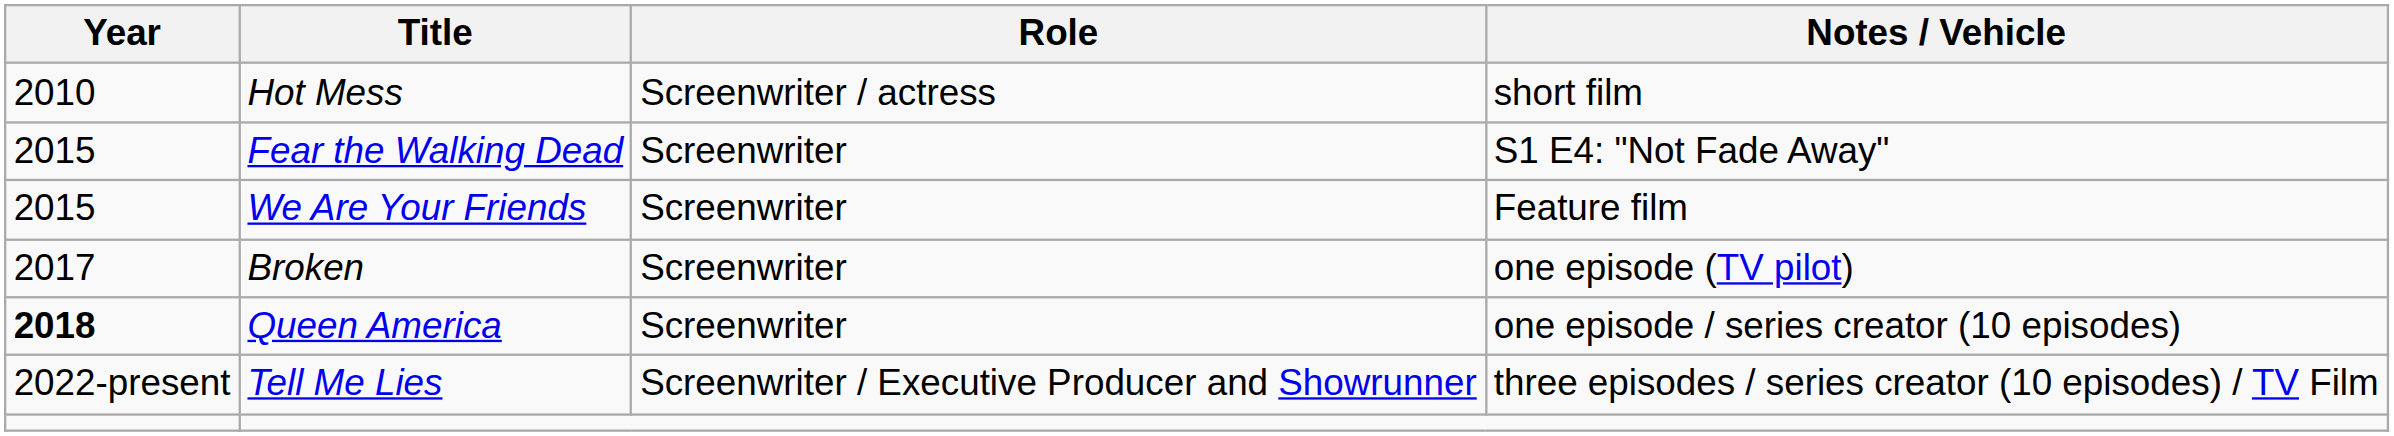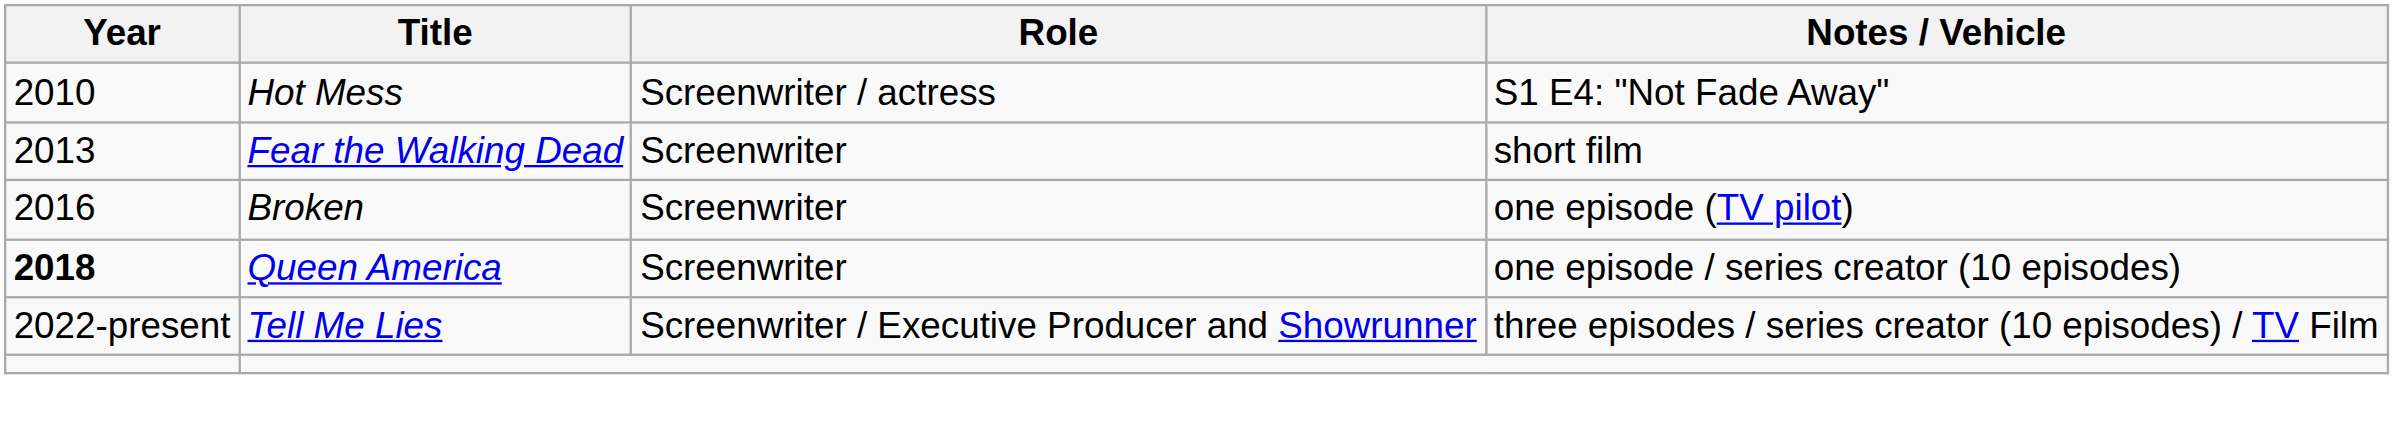(1568, 92) short film -> (1692, 92) S1 E4: "Not Fade Away"
(55, 150) 2015 -> (55, 150) 2013
(1692, 150) S1 E4: "Not Fade Away" -> (1568, 150) short film
- row: (417, 208)
(55, 267) 2017 -> (55, 208) 2016
